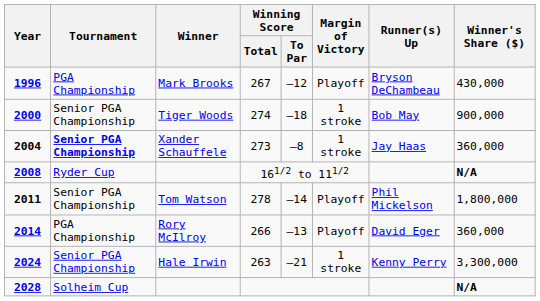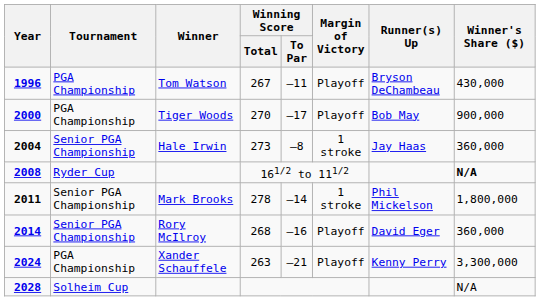(196, 83) Mark Brooks -> (192, 83) Tom Watson
(297, 83) –12 -> (297, 83) –11
(94, 115) Senior PGA Championship -> (94, 115) PGA Championship
(261, 115) 274 -> (261, 115) 270
(297, 115) –18 -> (297, 115) –17
(341, 115) 1 stroke -> (341, 115) Playoff
(94, 146) bold -> (94, 146) normal
(192, 146) Xander Schauffele -> (192, 146) Hale Irwin
(192, 199) Tom Watson -> (196, 199) Mark Brooks
(341, 199) Playoff -> (341, 199) 1 stroke
(94, 230) PGA Championship -> (94, 230) Senior PGA Championship
(261, 230) 266 -> (261, 230) 268
(297, 230) –13 -> (297, 230) –16
(94, 262) Senior PGA Championship -> (94, 262) PGA Championship
(192, 262) Hale Irwin -> (192, 262) Xander Schauffele
(341, 262) 1 stroke -> (341, 262) Playoff
(467, 287) bold -> (467, 287) normal
